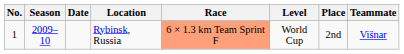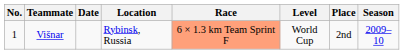columns swapped: (45, 12) <-> (373, 12)
